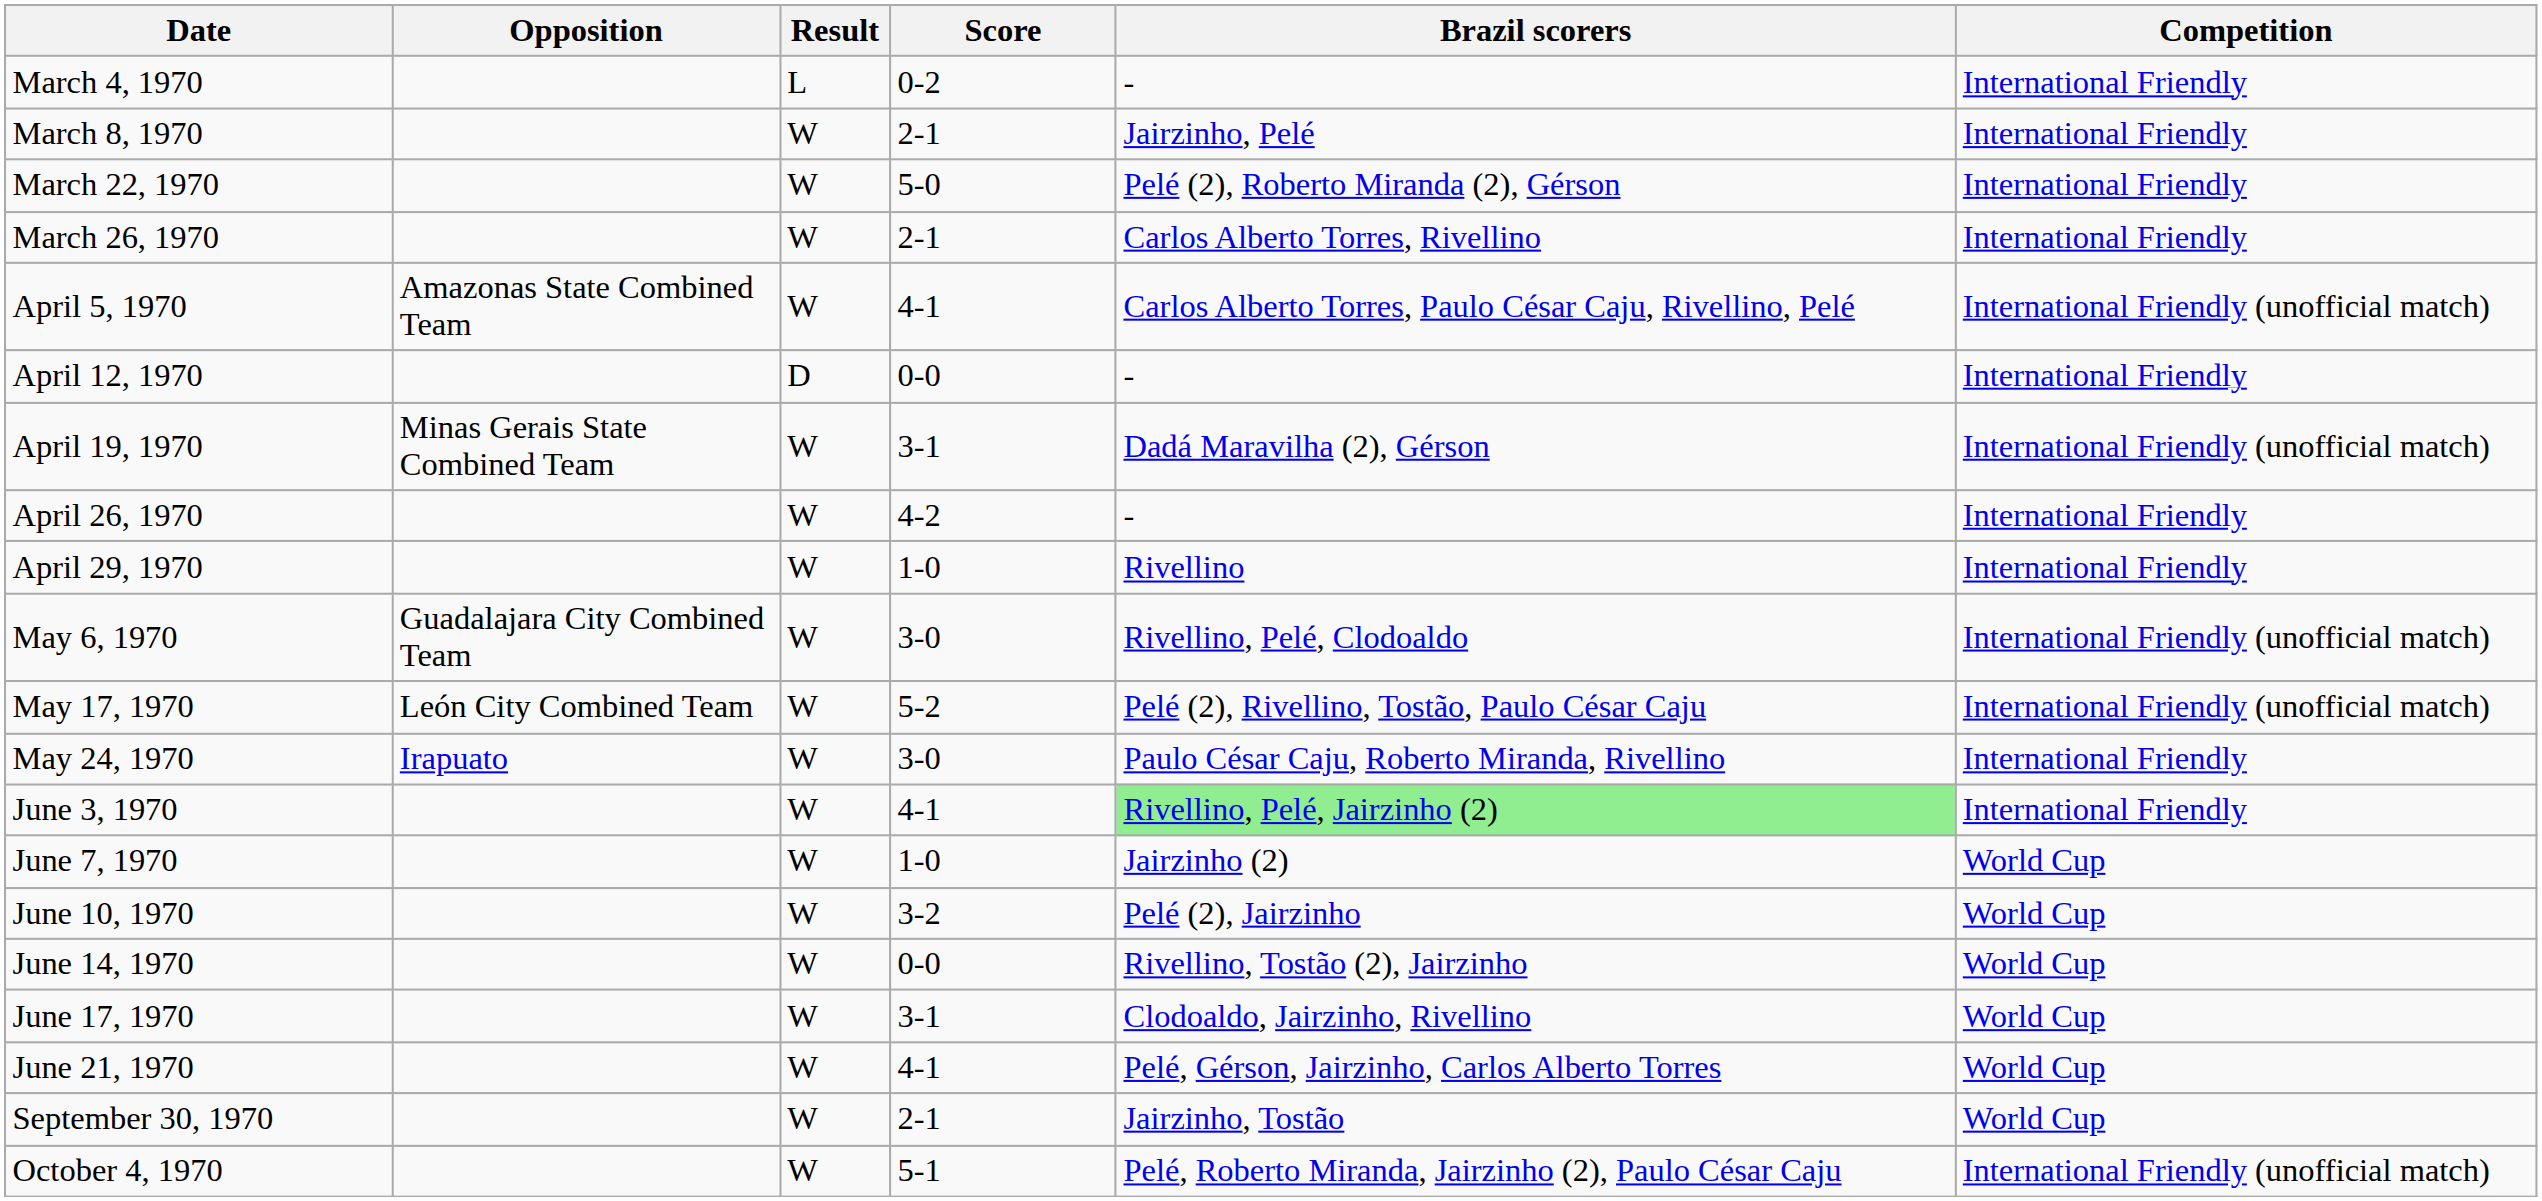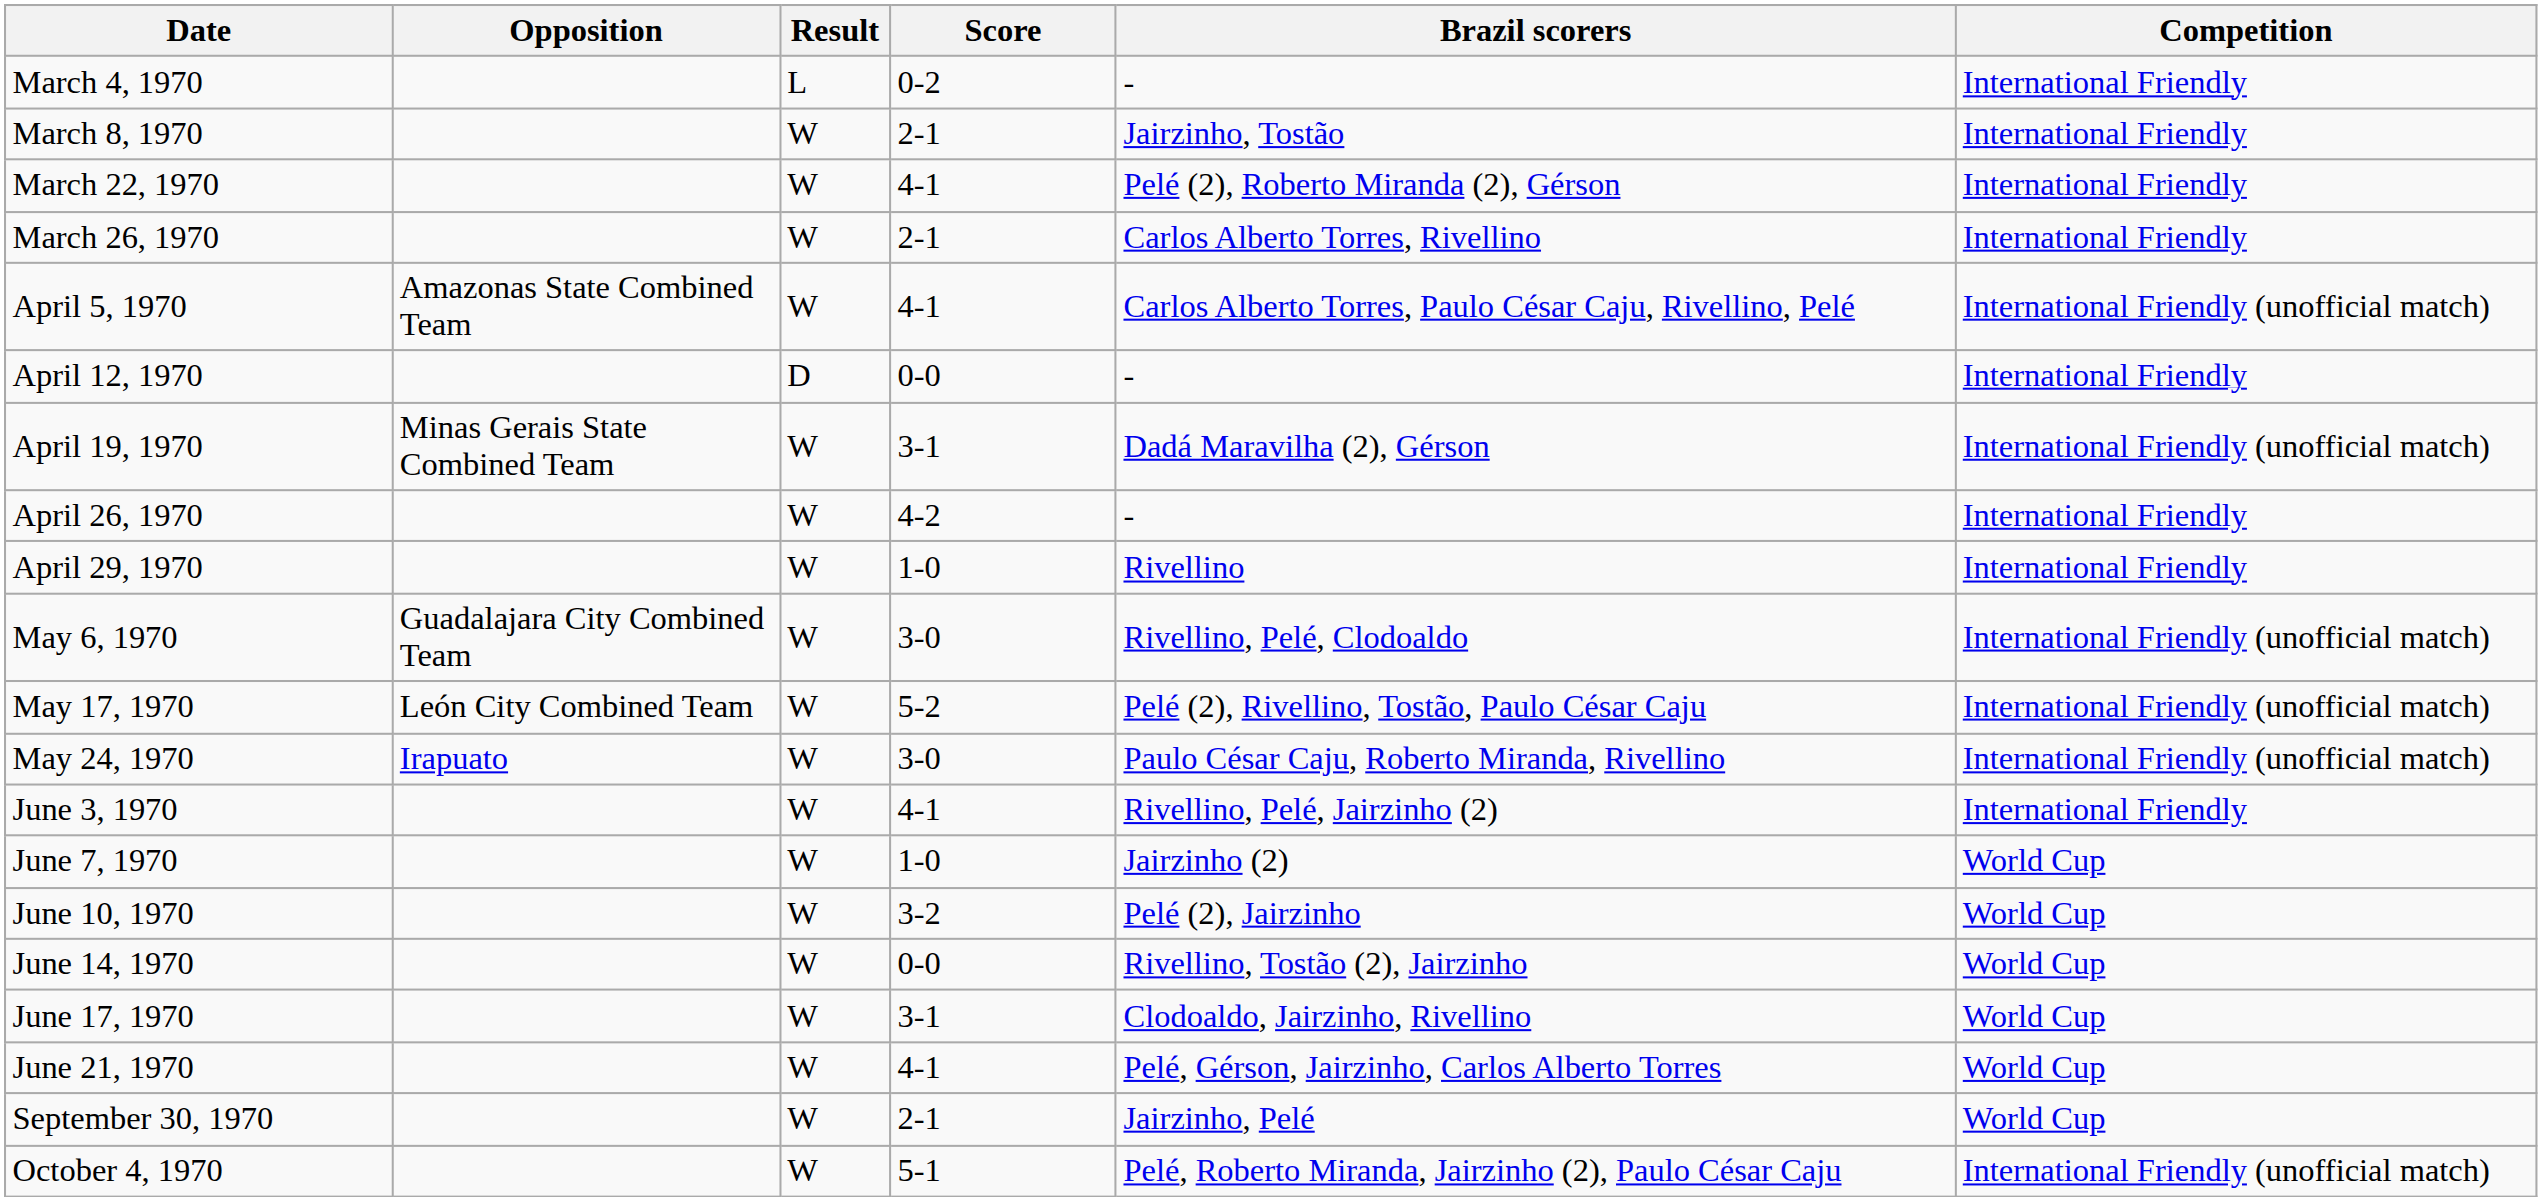(1219, 133) Jairzinho, Pelé -> (1234, 133) Jairzinho, Tostão
(919, 184) 5-0 -> (919, 184) 4-1
(2105, 758) International Friendly -> (2226, 758) International Friendly (unofficial match)
(1311, 809) lightgreen background -> (1311, 809) no background
(1234, 1118) Jairzinho, Tostão -> (1219, 1118) Jairzinho, Pelé
